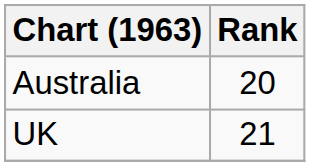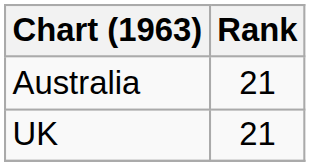(257, 82) 20 -> (257, 82) 21
